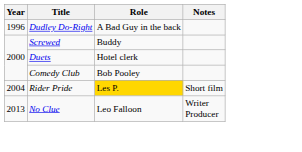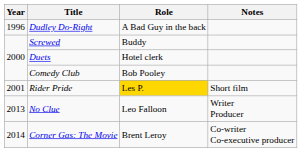(16, 88) 2004 -> (16, 88) 2001
+ row: (73, 135)
